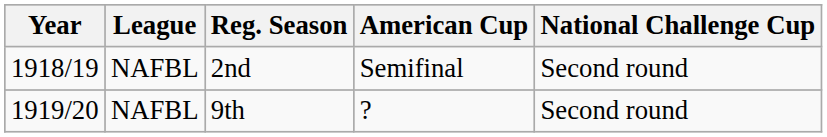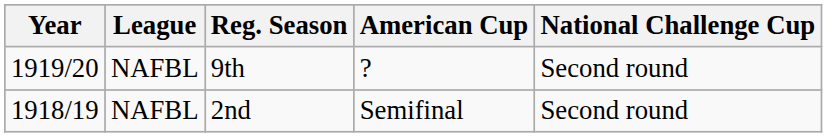rows swapped: (231, 68) <-> (228, 110)
